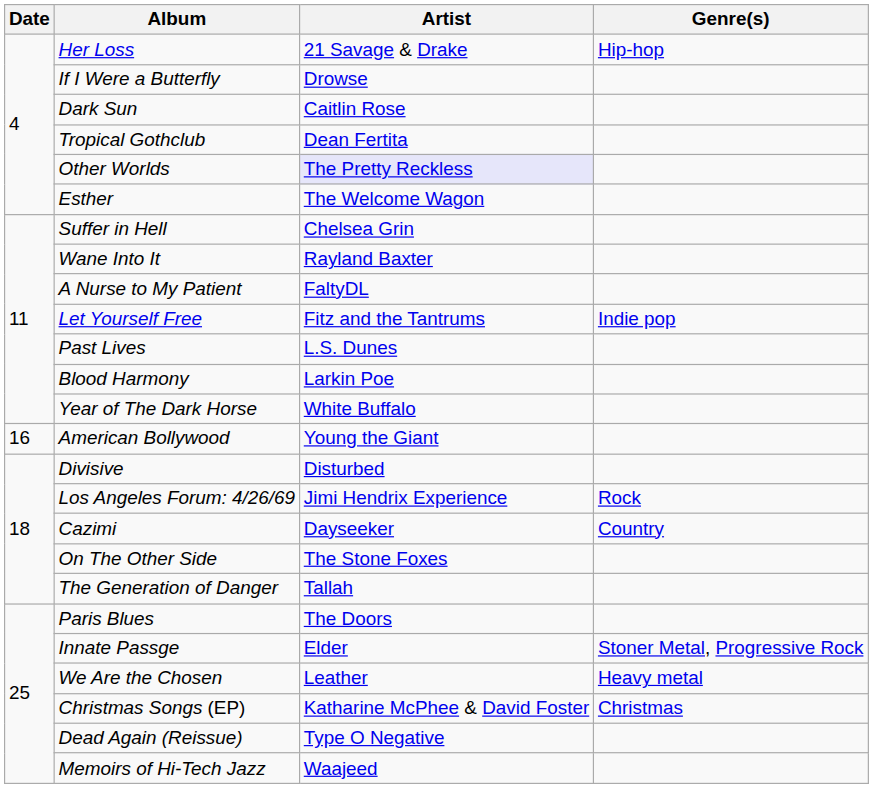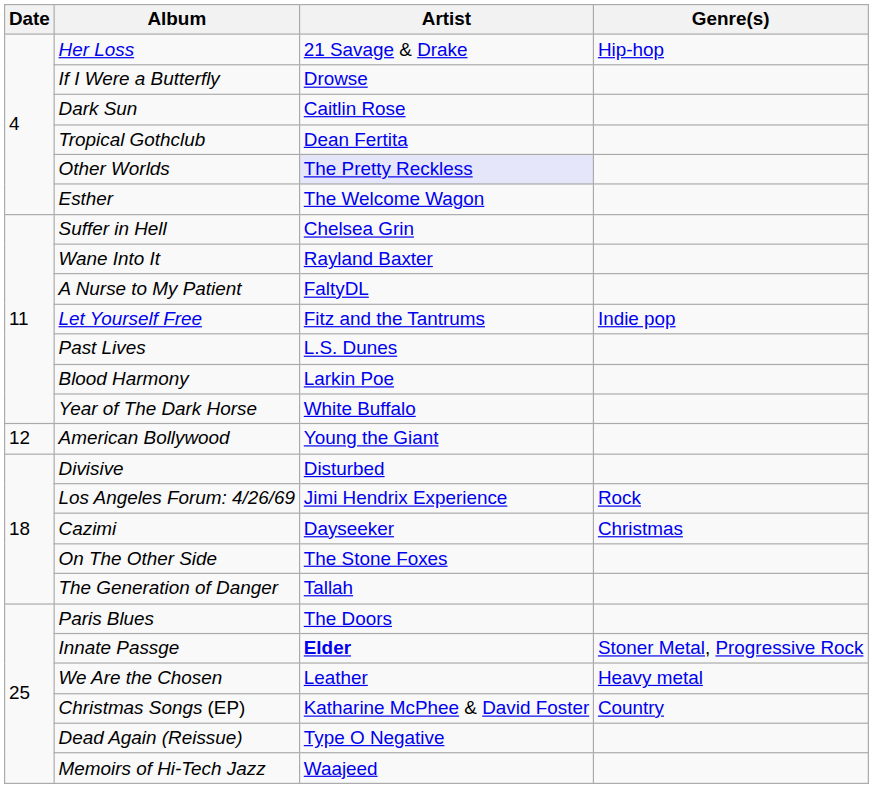(19, 438) 16 -> (19, 438) 12
(631, 528) Country -> (640, 528) Christmas
(326, 648) normal -> (327, 648) bold
(640, 708) Christmas -> (631, 708) Country
